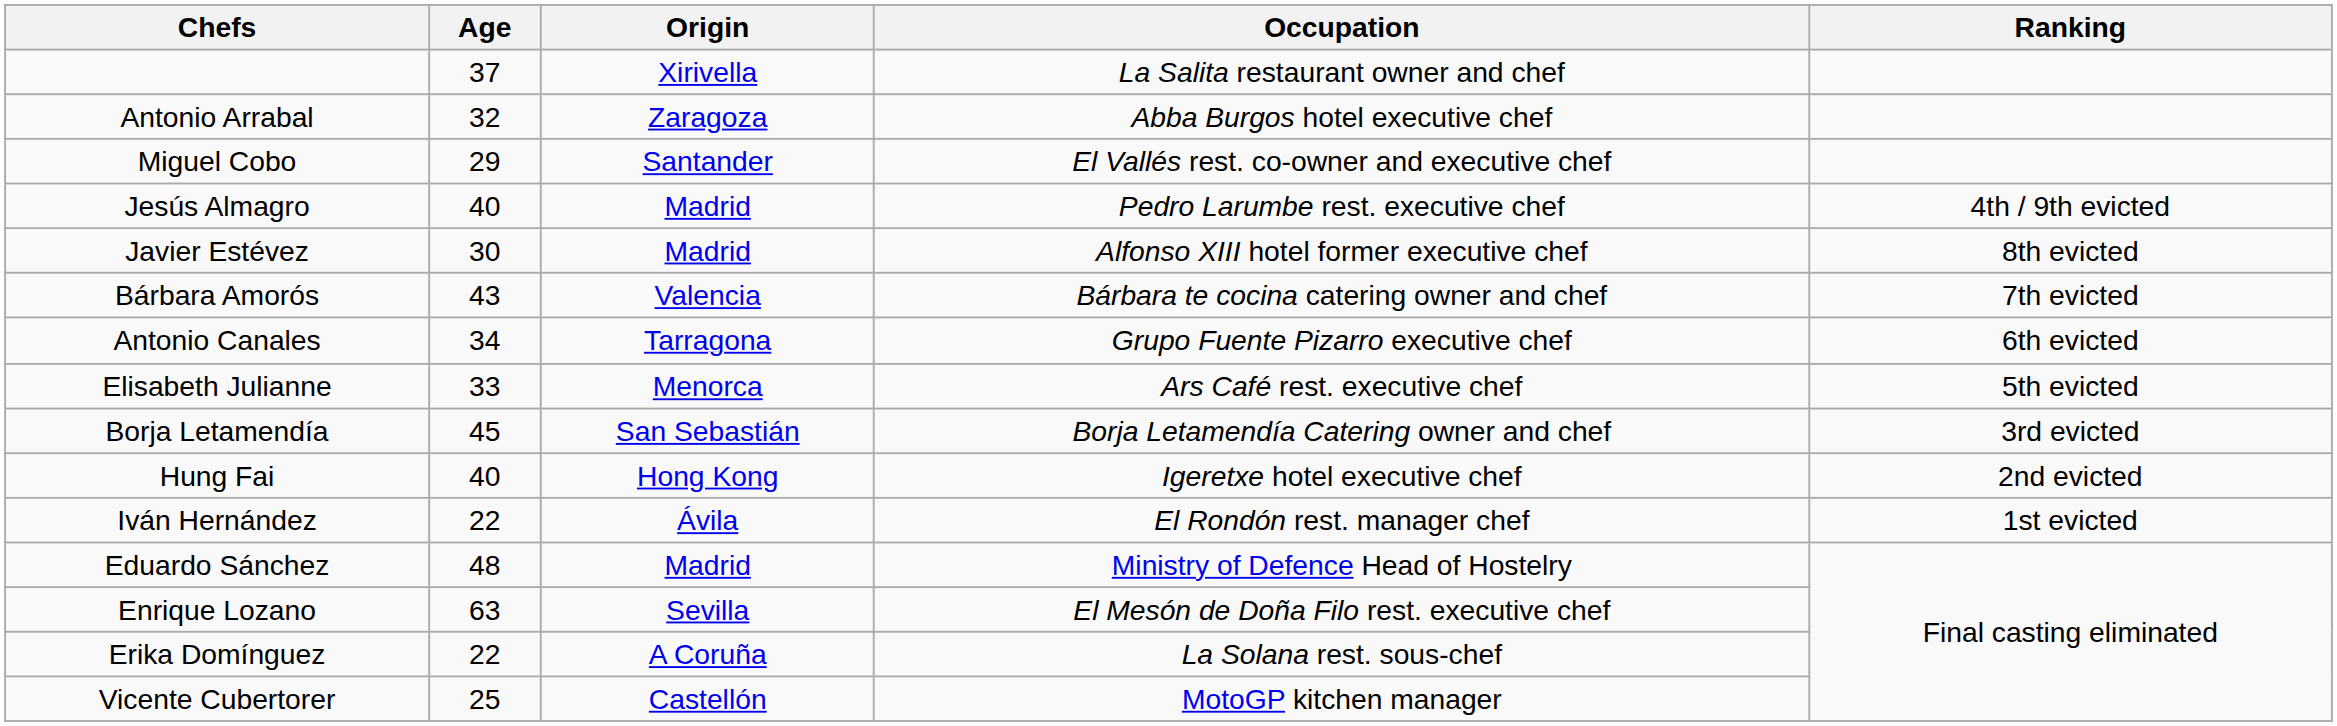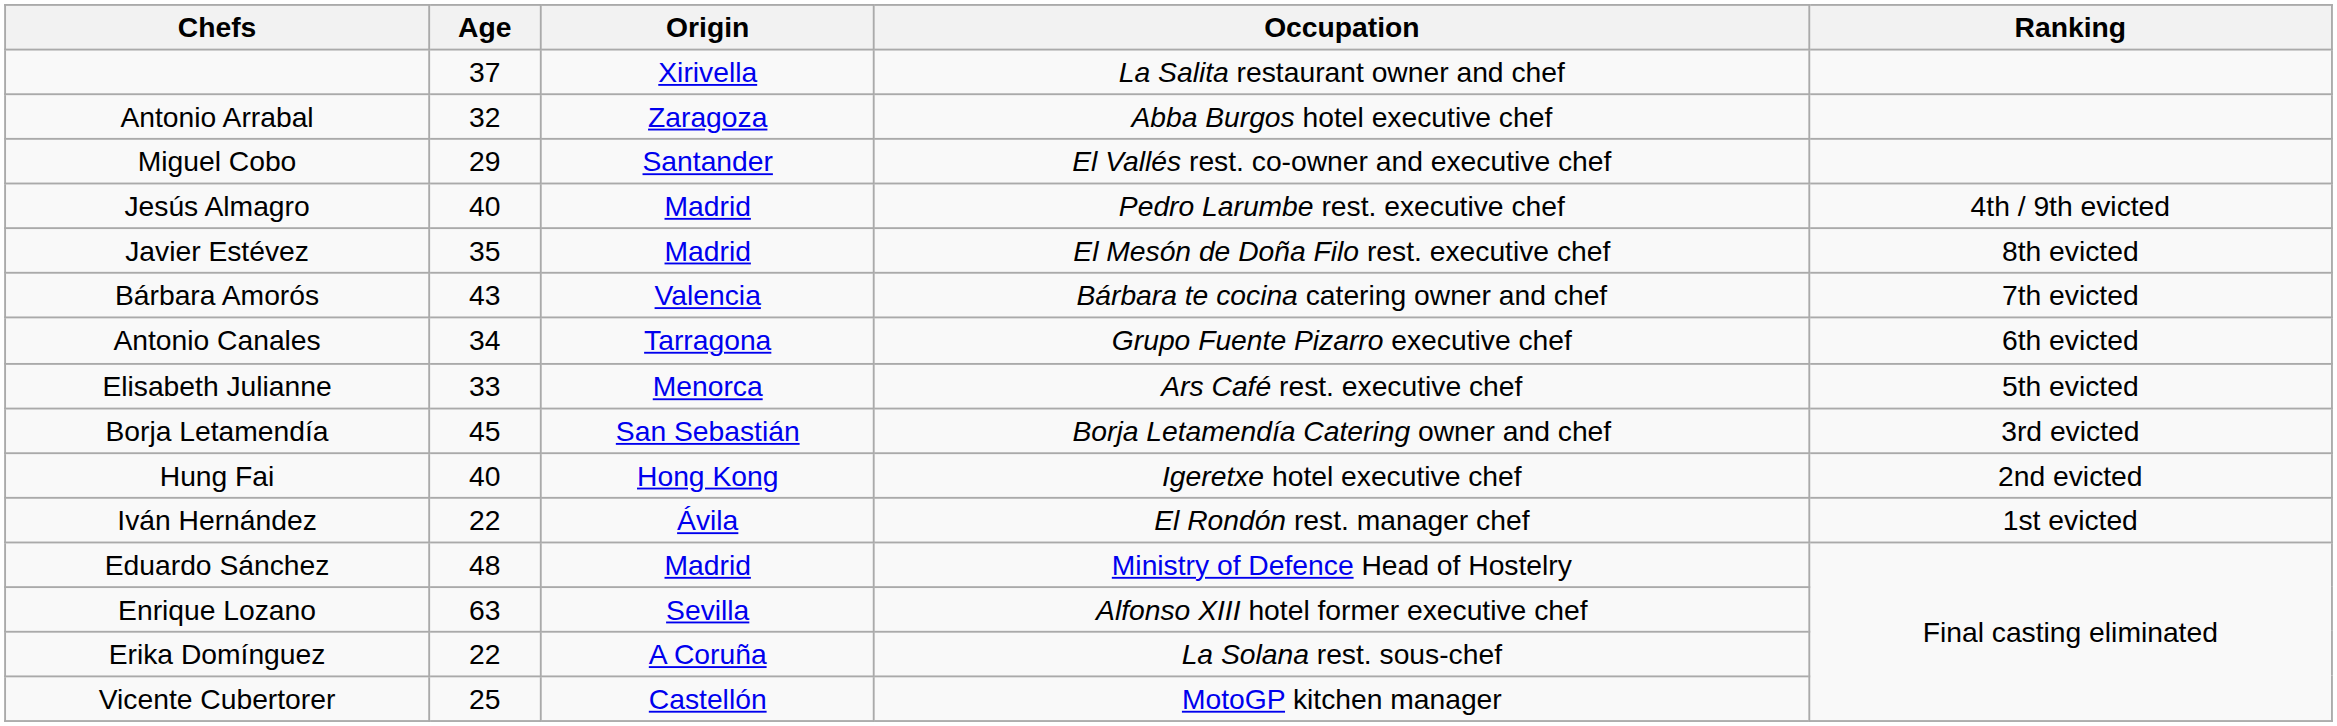(485, 251) 30 -> (485, 251) 35
(1342, 251) Alfonso XIII hotel former executive chef -> (1342, 251) El Mesón de Doña Filo rest. executive chef
(1342, 609) El Mesón de Doña Filo rest. executive chef -> (1342, 609) Alfonso XIII hotel former executive chef
